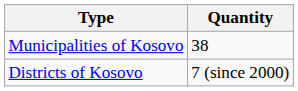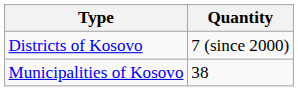rows swapped: (76, 72) <-> (96, 45)
